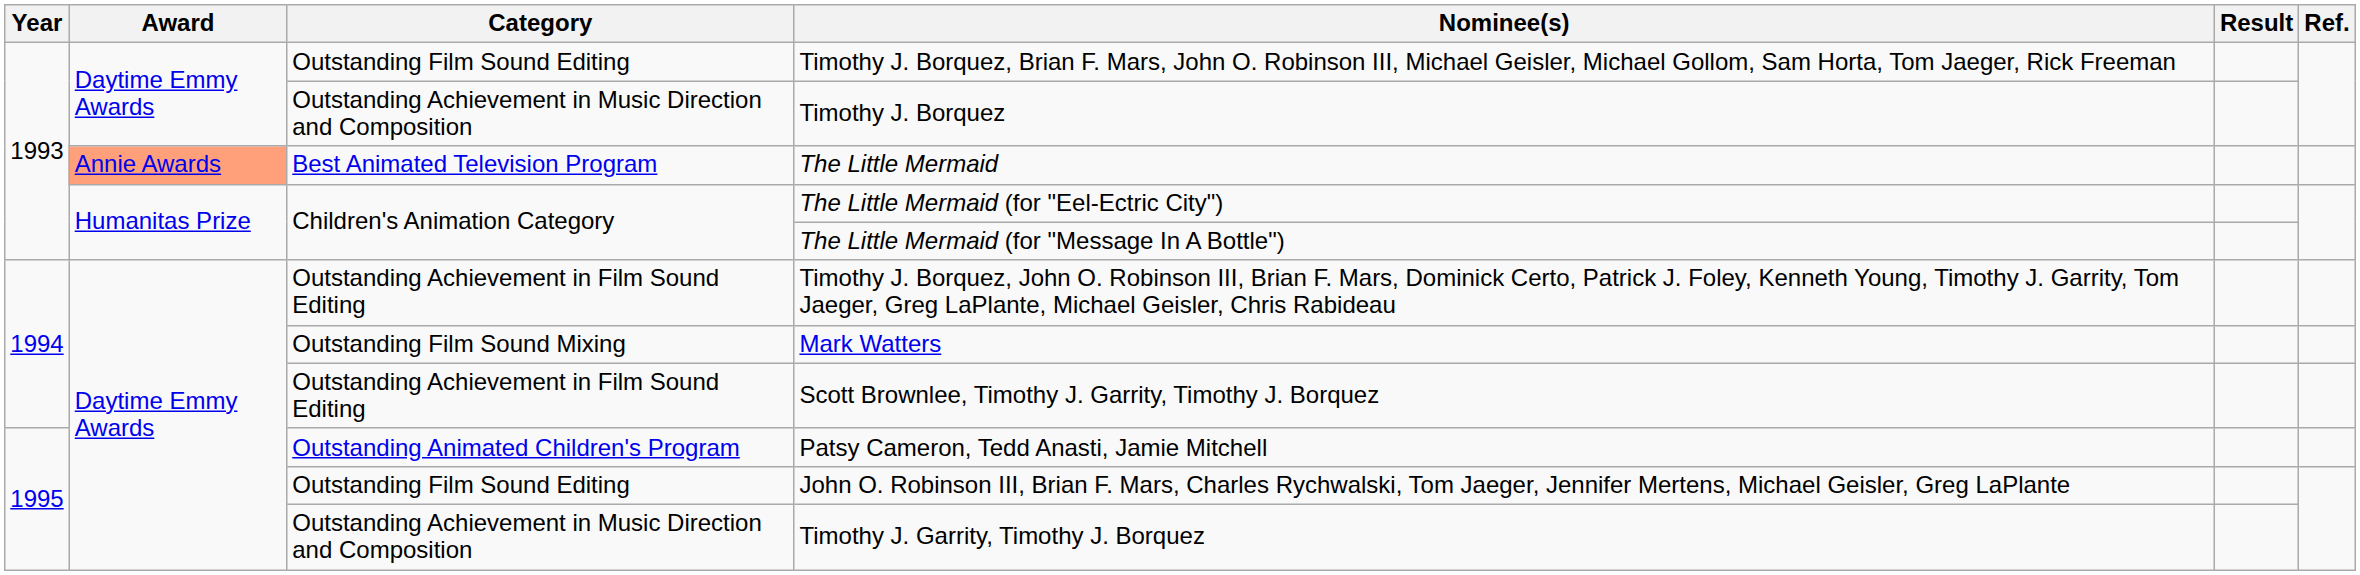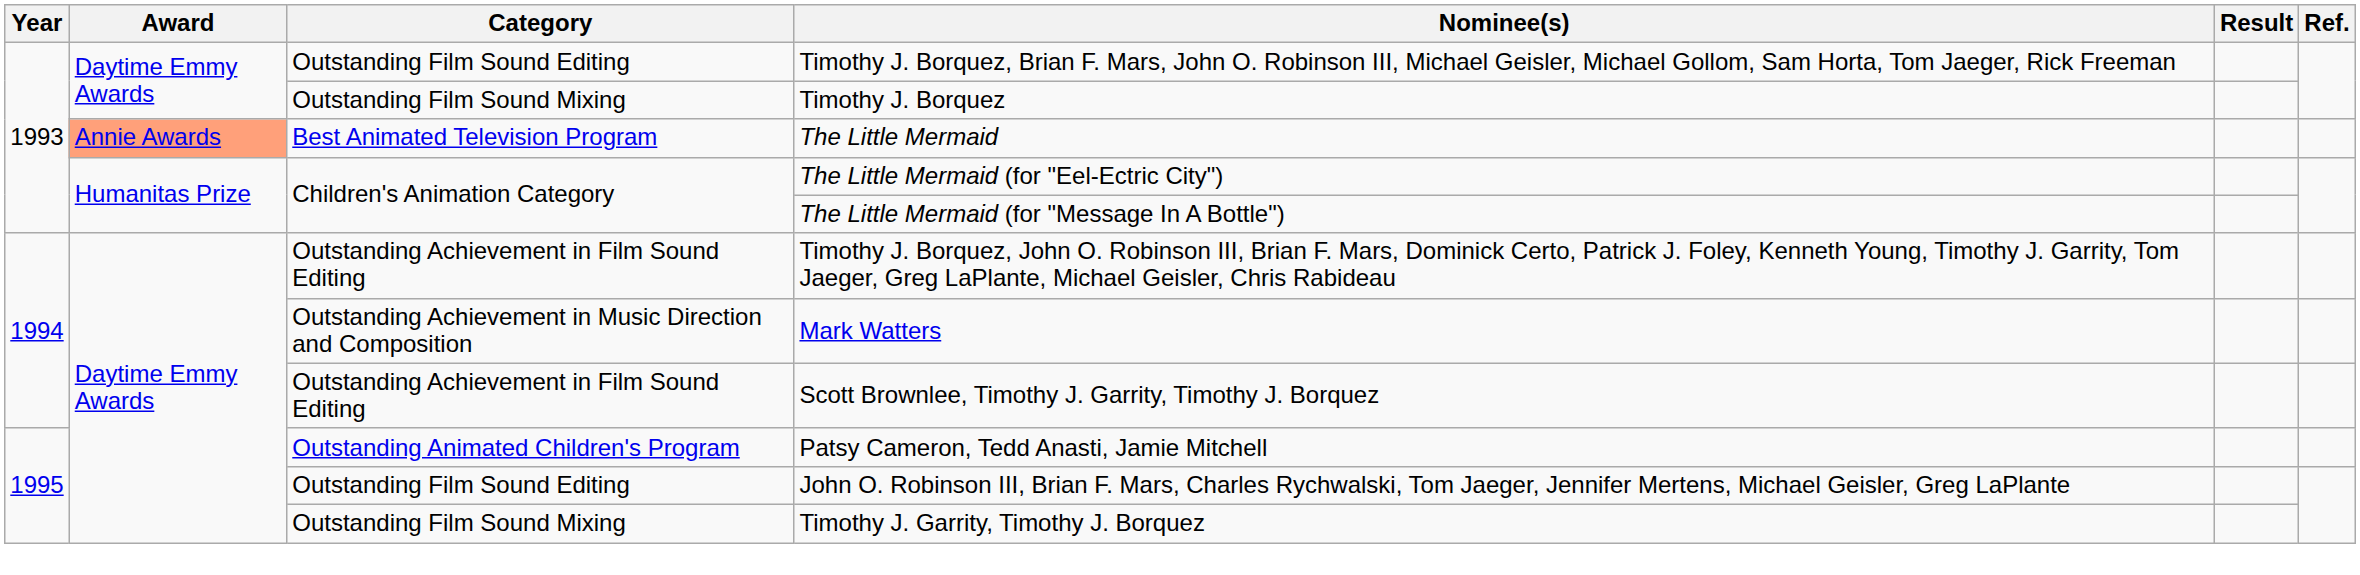(527, 113) Outstanding Achievement in Music Direction and Composition -> (459, 99) Outstanding Film Sound Mixing
(459, 343) Outstanding Film Sound Mixing -> (527, 330) Outstanding Achievement in Music Direction and Composition
(527, 536) Outstanding Achievement in Music Direction and Composition -> (459, 523) Outstanding Film Sound Mixing
